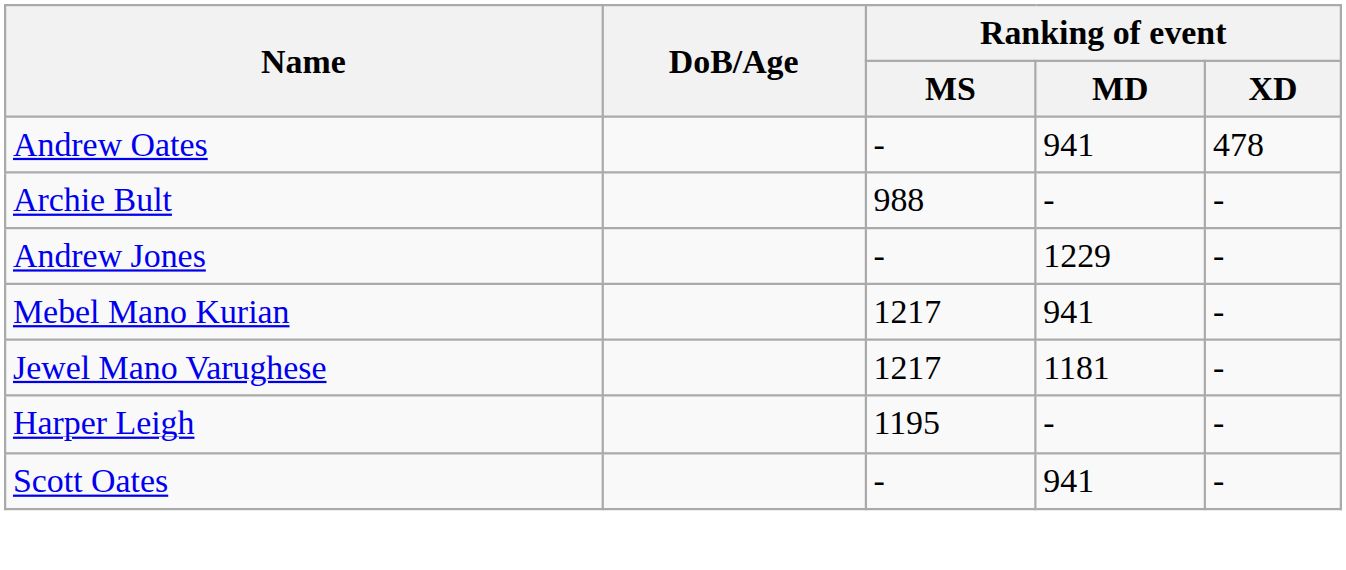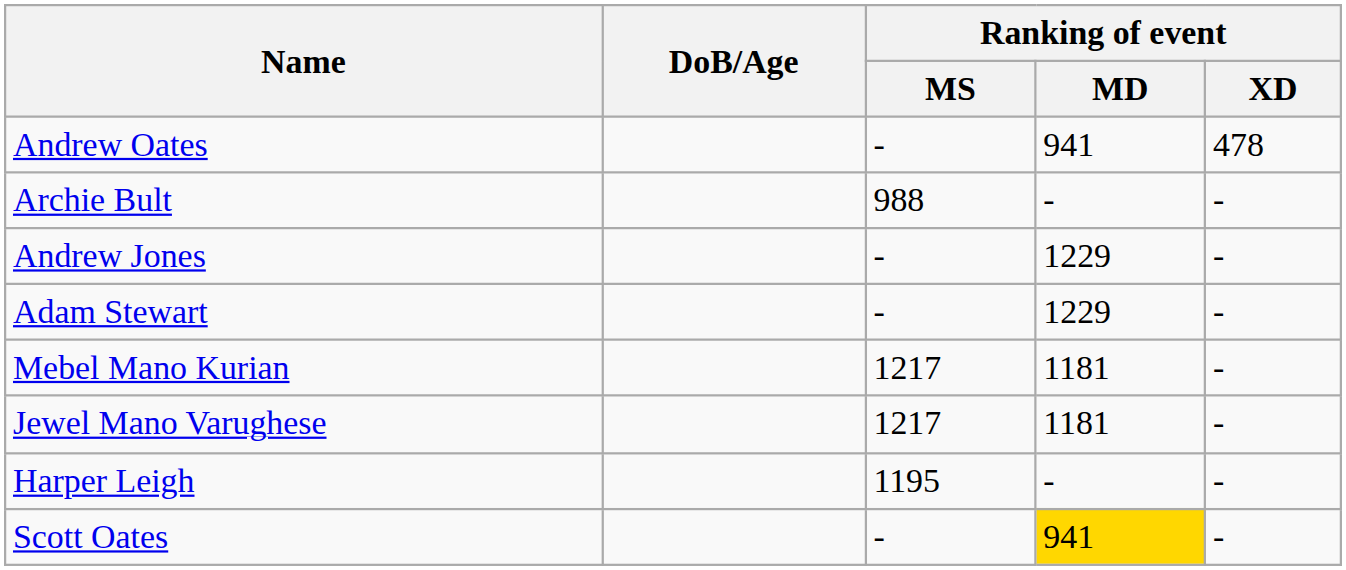+ row: (110, 312)
(1069, 312) 941 -> (1077, 367) 1181
(1069, 479) no background -> (1069, 535) gold background
